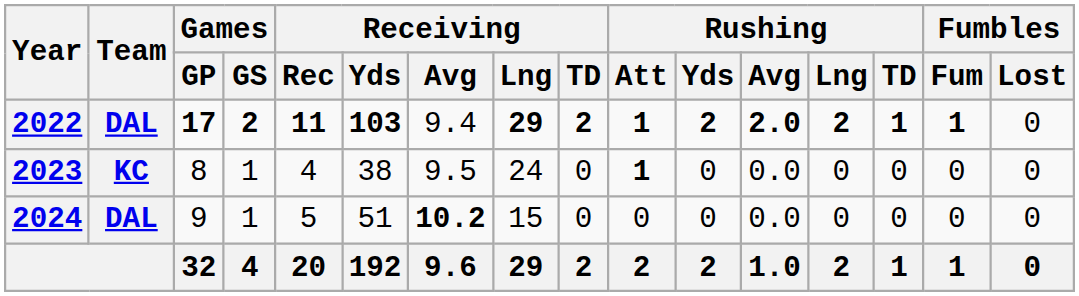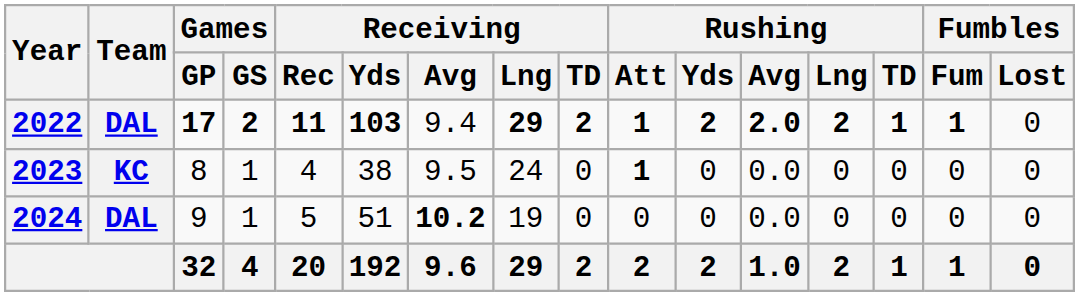(526, 220) 15 -> (526, 220) 19
